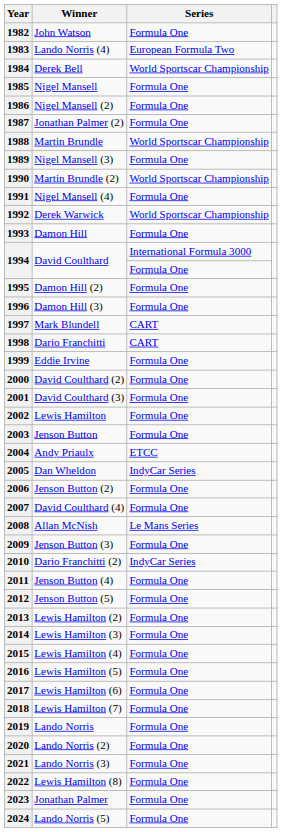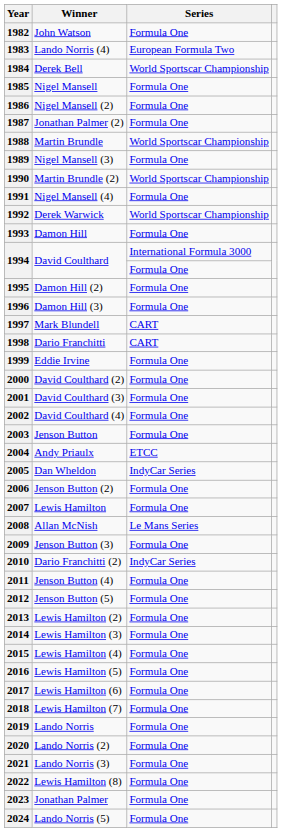(70, 416) Lewis Hamilton -> (79, 416) David Coulthard (4)
(79, 507) David Coulthard (4) -> (70, 507) Lewis Hamilton
